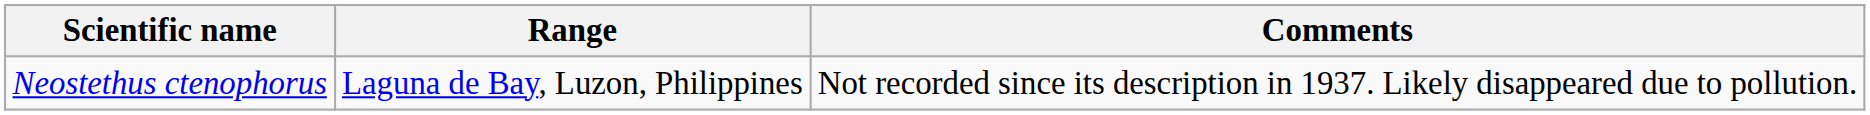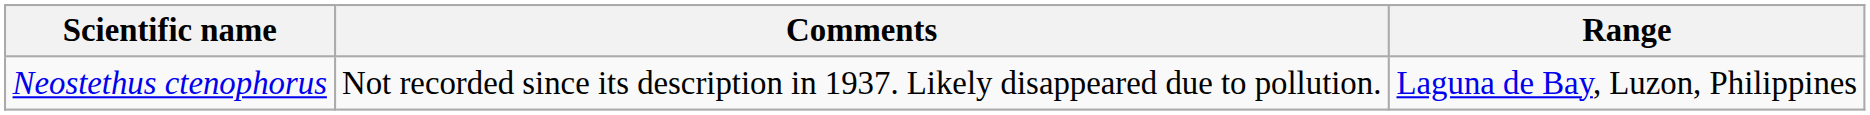columns swapped: (572, 30) <-> (1337, 30)
